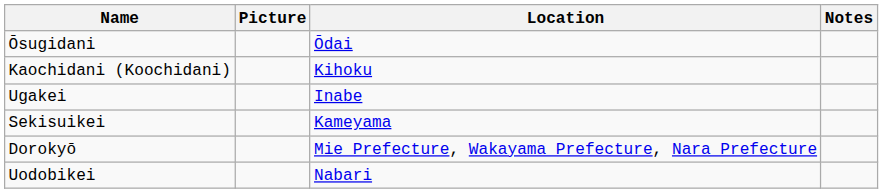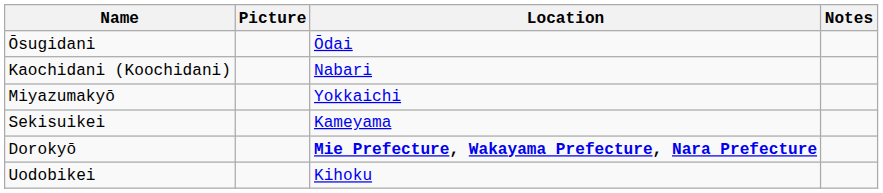(343, 70) Kihoku -> (343, 70) Nabari
- row: (37, 97)
+ row: (62, 97)
(566, 149) normal -> (566, 149) bold
(343, 175) Nabari -> (343, 175) Kihoku
